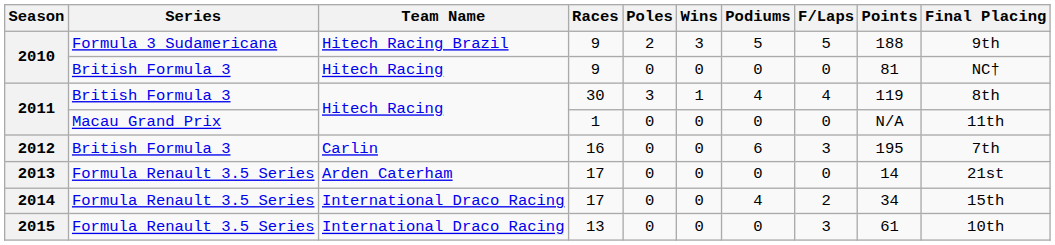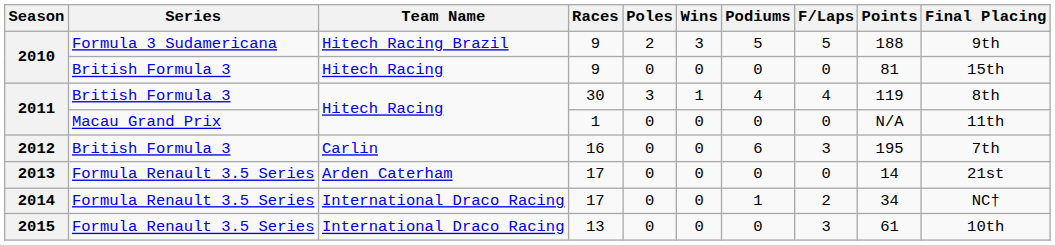(986, 70) NC† -> (986, 70) 15th
(758, 200) 4 -> (758, 200) 1
(986, 200) 15th -> (986, 200) NC†
